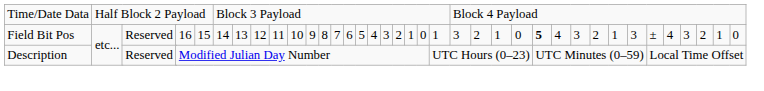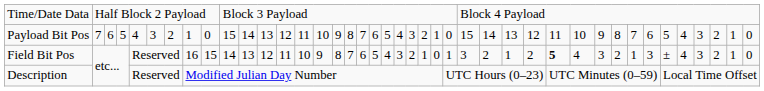+ row: (48, 34)
(518, 34) 0 -> (530, 55) 2
